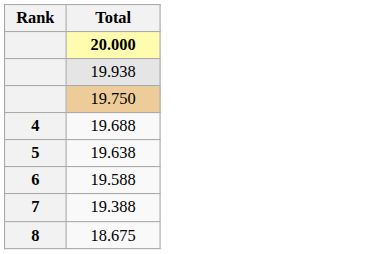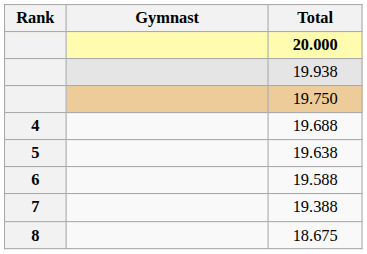+ column: (167, 18)
